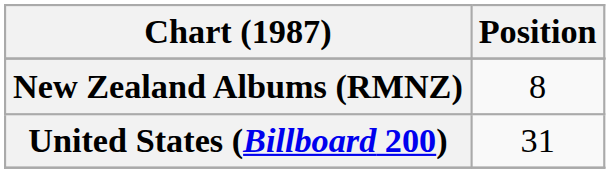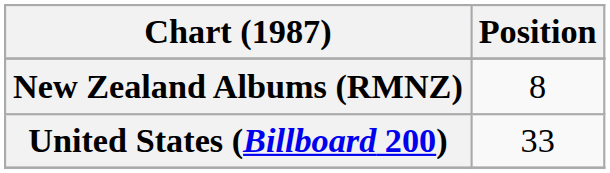(538, 140) 31 -> (538, 140) 33
